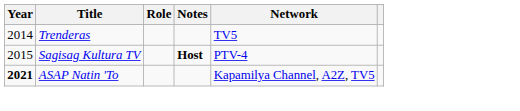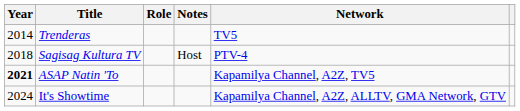(20, 55) 2015 -> (20, 55) 2018
(190, 55) bold -> (189, 55) normal
+ row: (74, 95)
